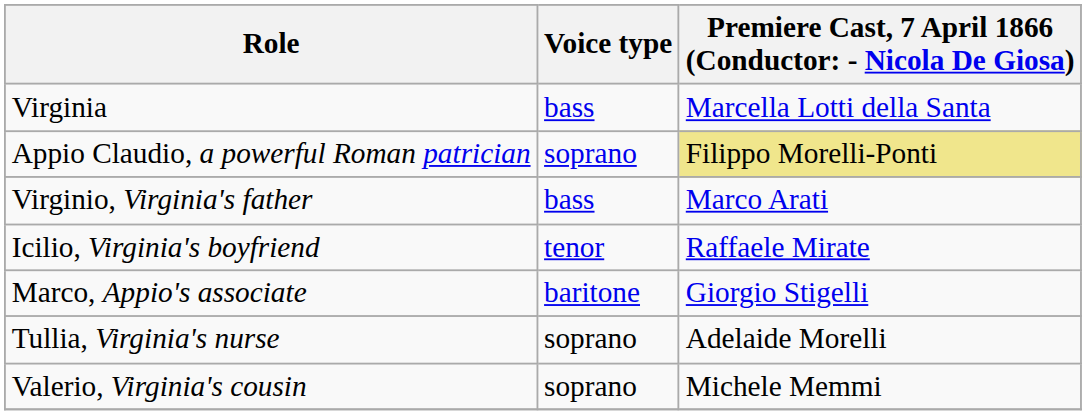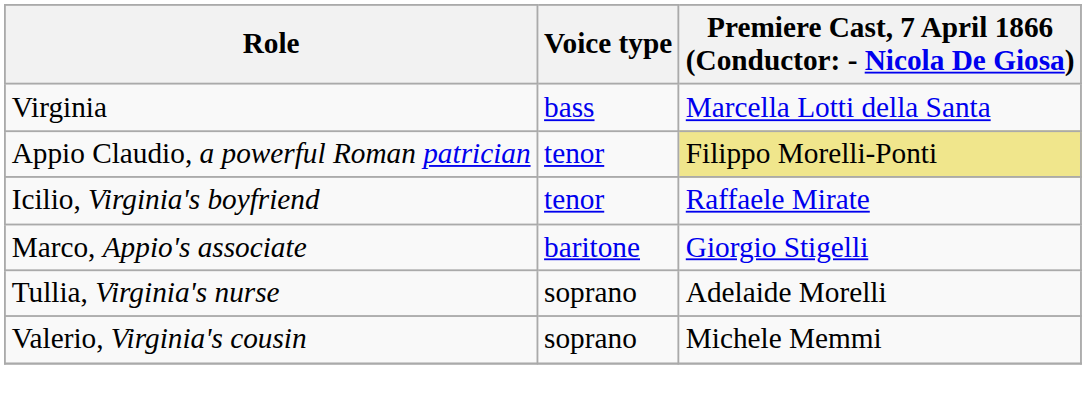(590, 153) soprano -> (574, 153) tenor
- row: (162, 199)
